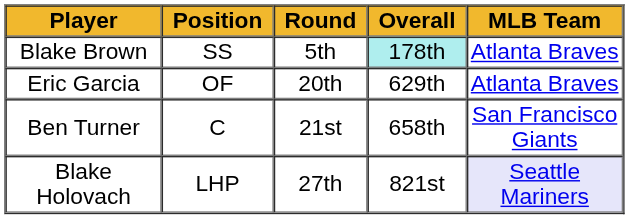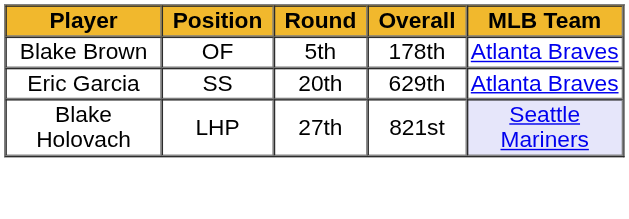(218, 52) SS -> (218, 52) OF
(417, 52) paleturquoise background -> (417, 52) no background
(218, 83) OF -> (218, 83) SS
- row: (84, 127)
